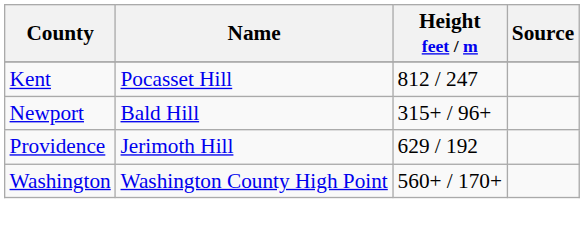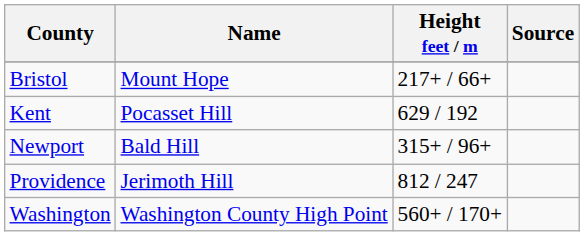+ row: (39, 79)
(438, 79) 812 / 247 -> (438, 112) 629 / 192
(438, 146) 629 / 192 -> (438, 180) 812 / 247
